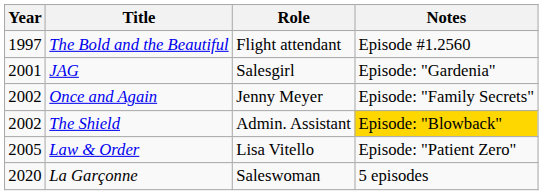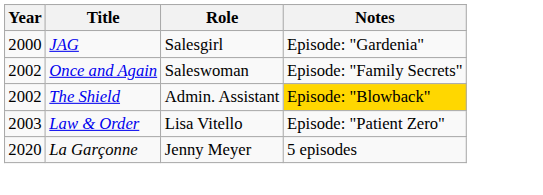- row: (139, 44)
(25, 70) 2001 -> (25, 44) 2000
(280, 96) Jenny Meyer -> (207, 70) Saleswoman
(25, 149) 2005 -> (25, 123) 2003
(278, 176) Saleswoman -> (208, 149) Jenny Meyer
